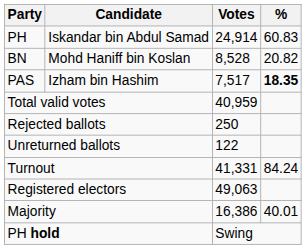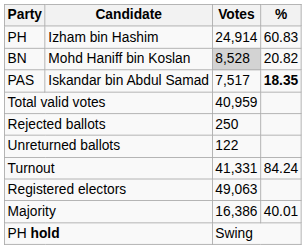(129, 37) Iskandar bin Abdul Samad -> (103, 37) Izham bin Hashim
(233, 59) no background -> (233, 59) lightgrey background
(103, 80) Izham bin Hashim -> (129, 80) Iskandar bin Abdul Samad
